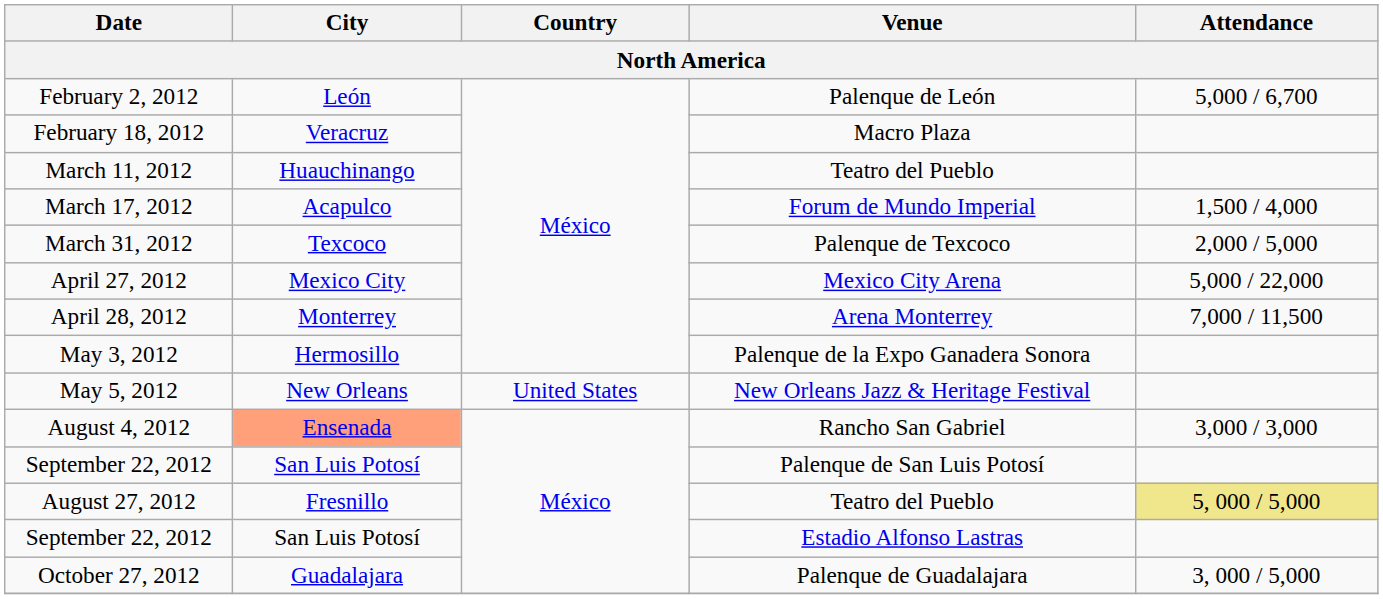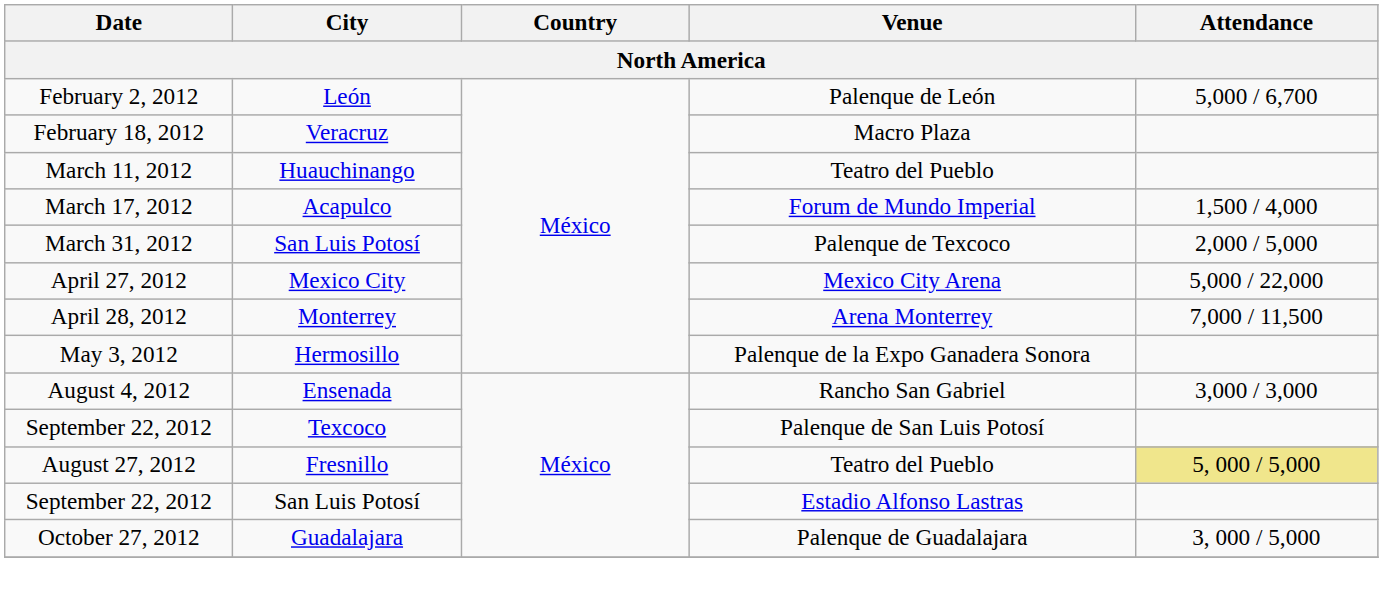(347, 243) Texcoco -> (347, 243) San Luis Potosí
- row: (119, 390)
(347, 427) lightsalmon background -> (347, 390) no background
(347, 464) San Luis Potosí -> (347, 427) Texcoco
